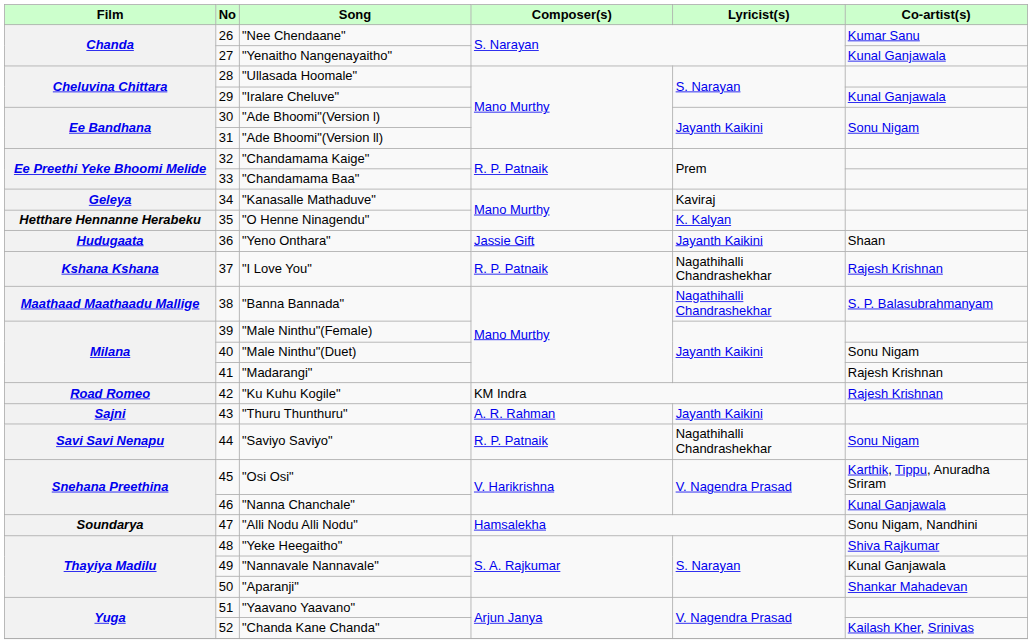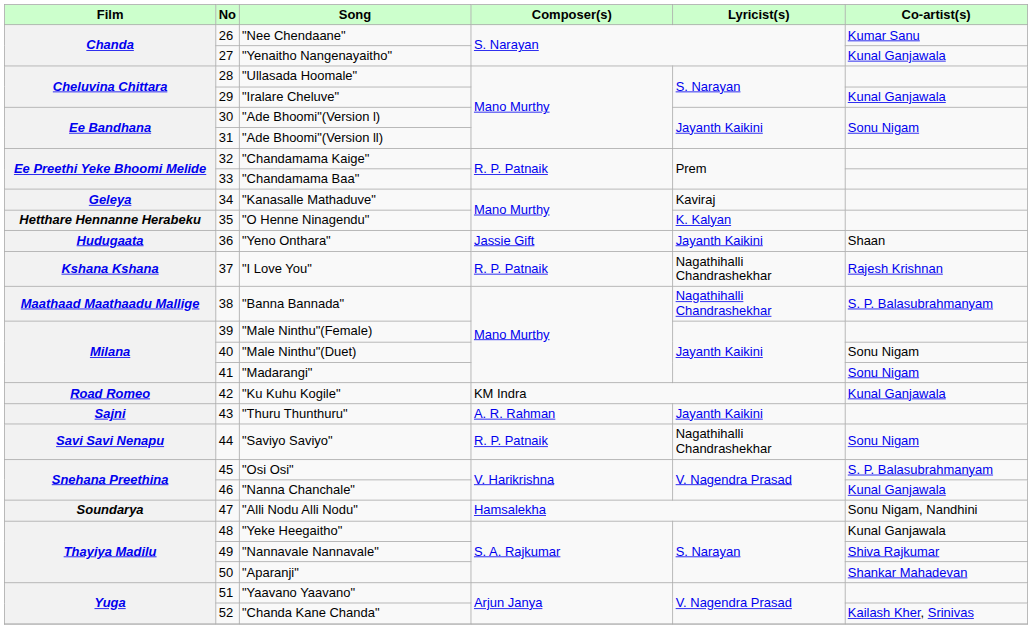(895, 372) Rajesh Krishnan -> (883, 372) Sonu Nigam
(895, 393) Rajesh Krishnan -> (897, 393) Kunal Ganjawala
(919, 476) Karthik, Tippu, Anuradha Sriram -> (920, 469) S. P. Balasubrahmanyam
(894, 545) Shiva Rajkumar -> (897, 531) Kunal Ganjawala
(897, 566) Kunal Ganjawala -> (894, 551) Shiva Rajkumar
